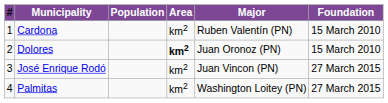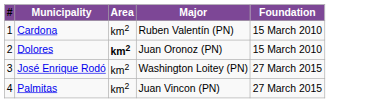- column: (137, 12)
(238, 69) Juan Vincon (PN) -> (193, 69) Washington Loitey (PN)
(252, 88) Washington Loitey (PN) -> (179, 88) Juan Vincon (PN)
